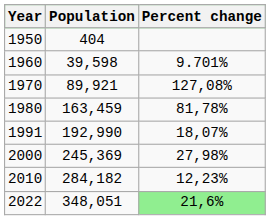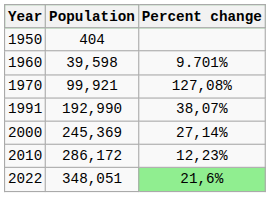(92, 86) 89,921 -> (92, 86) 99,921
- row: (25, 109)
(202, 133) 18,07% -> (202, 109) 38,07%
(202, 156) 27,98% -> (202, 133) 27,14%
(92, 179) 284,182 -> (92, 156) 286,172
